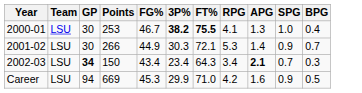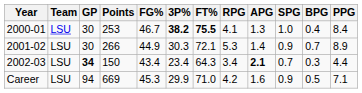+ column: (344, 12)
